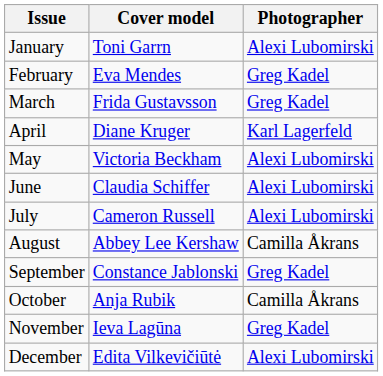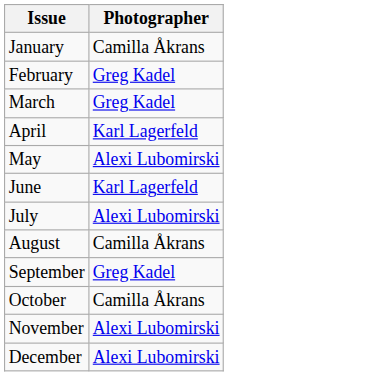- column: (166, 18)
(310, 46) Alexi Lubomirski -> (149, 46) Camilla Åkrans
(310, 187) Alexi Lubomirski -> (145, 187) Karl Lagerfeld
(288, 328) Greg Kadel -> (156, 328) Alexi Lubomirski
